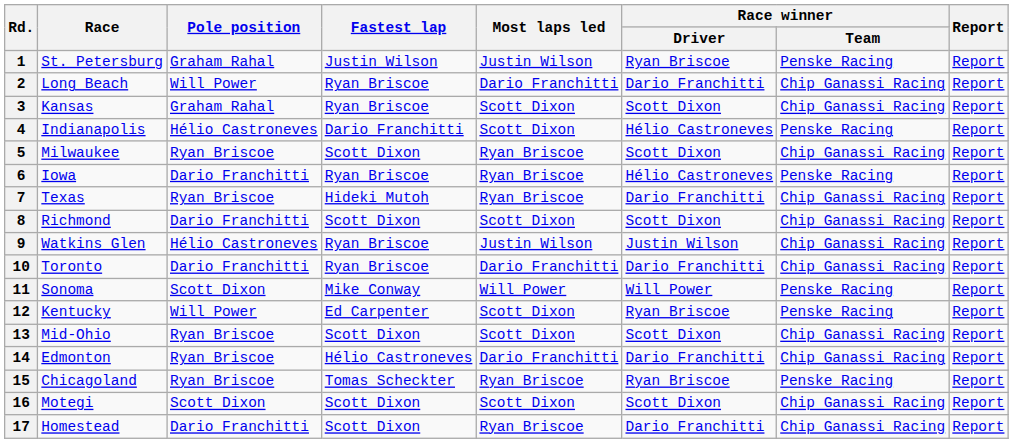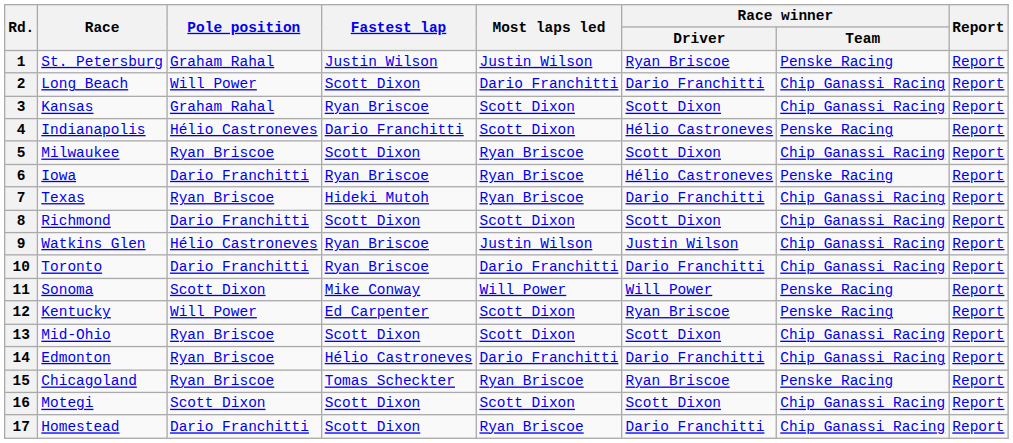(377, 85) Ryan Briscoe -> (372, 85) Scott Dixon
